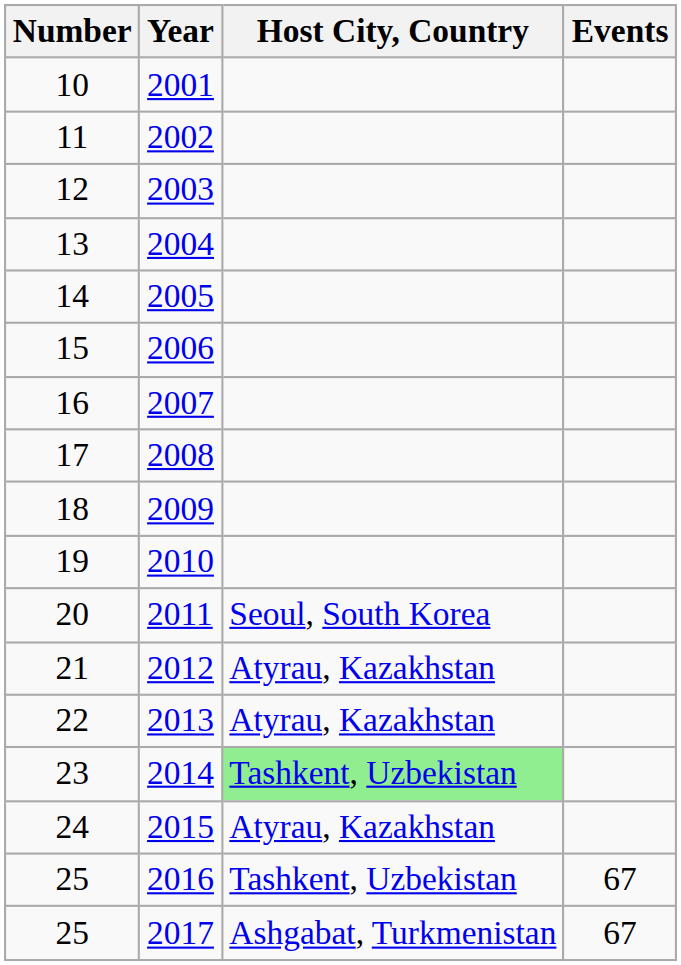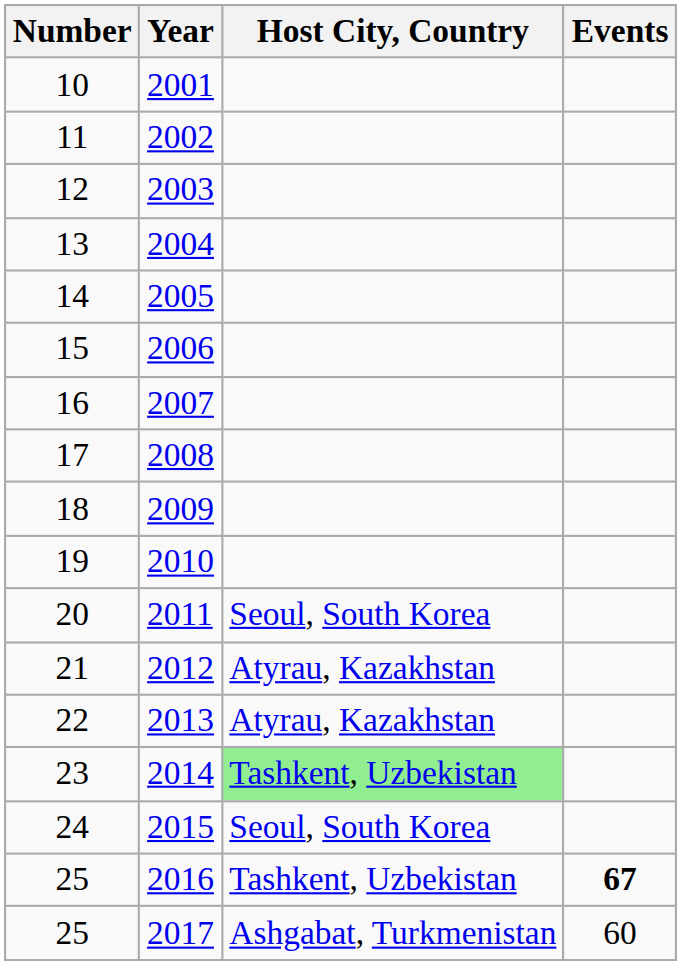(362, 826) Atyrau, Kazakhstan -> (360, 826) Seoul, South Korea
(620, 879) normal -> (620, 879) bold
(620, 932) 67 -> (620, 932) 60
